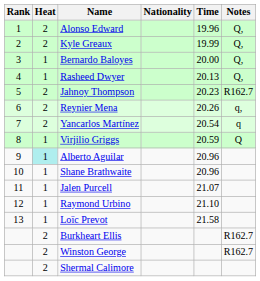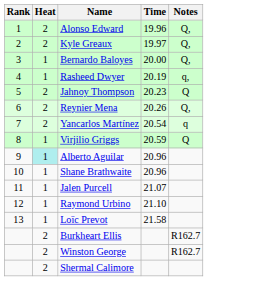- column: (168, 12)
(208, 44) 19.99 -> (155, 44) 19.97
(208, 76) 20.13 -> (155, 76) 20.19
(238, 76) Q, -> (186, 76) q,
(238, 92) R162.7 -> (186, 92) Q
(238, 108) q, -> (186, 108) Q,
